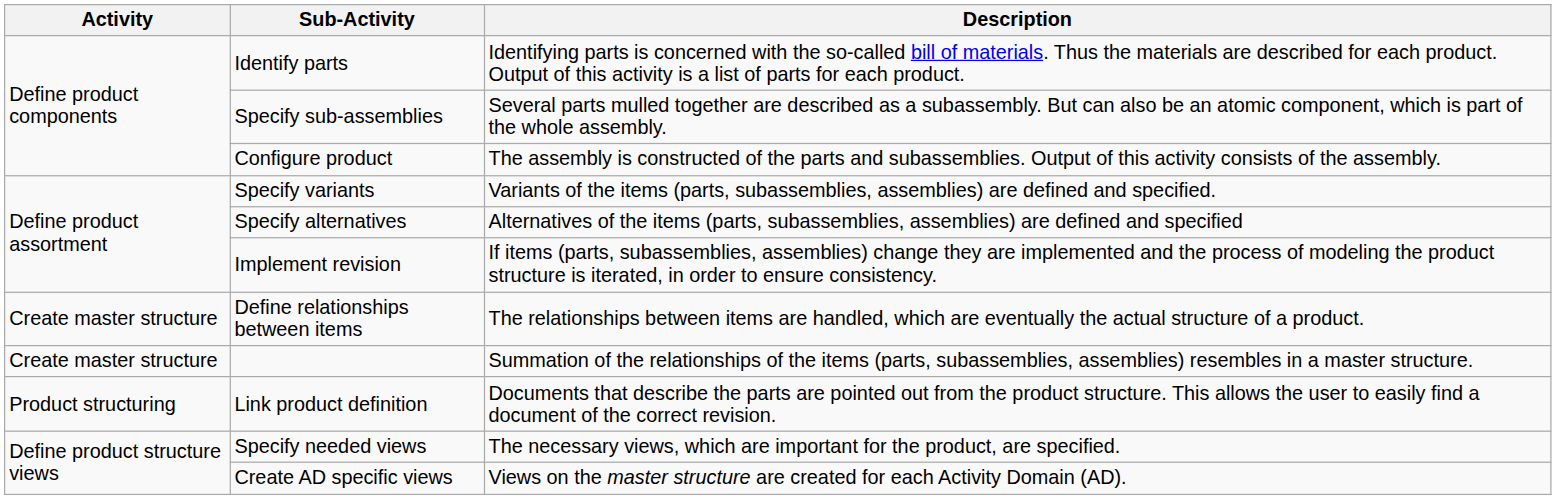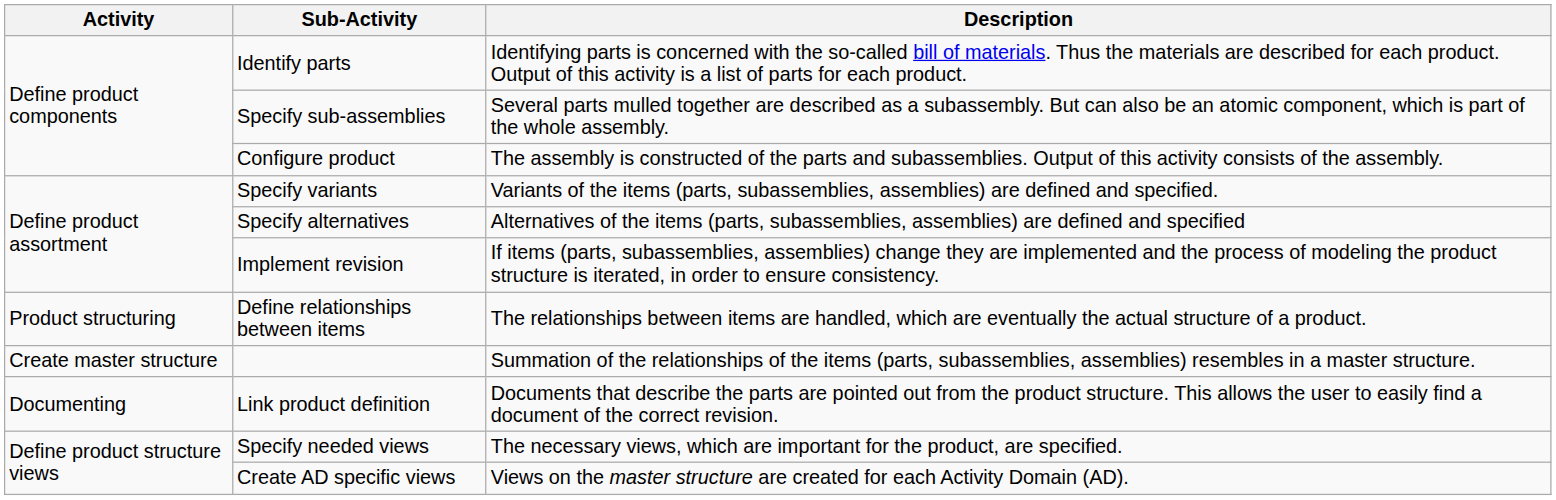(113, 318) Create master structure -> (92, 318) Product structuring
(92, 403) Product structuring -> (68, 403) Documenting
